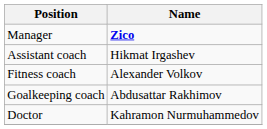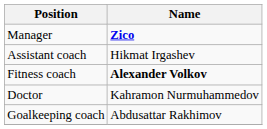(156, 74) normal -> (159, 74) bold
rows swapped: (25, 114) <-> (56, 94)
